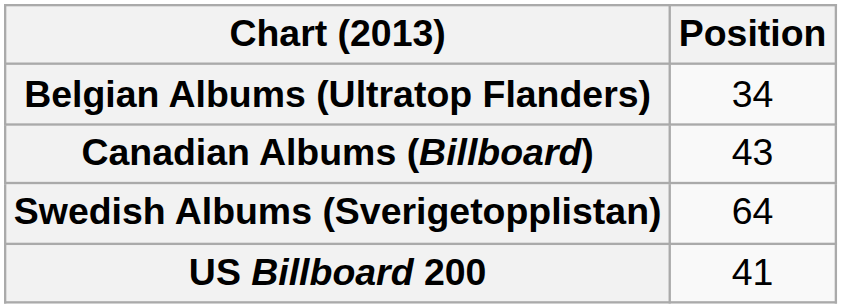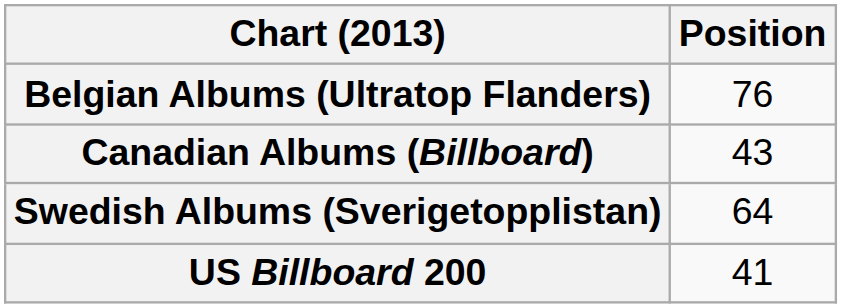(753, 93) 34 -> (753, 93) 76
